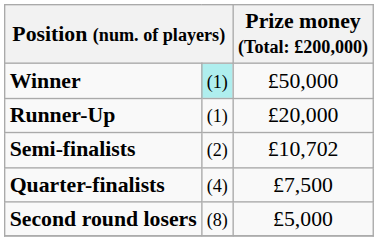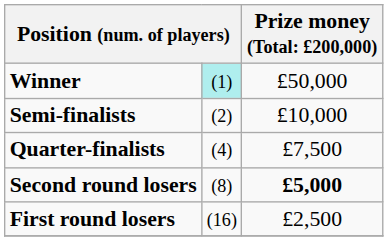- row: (62, 115)
(303, 149) £10,702 -> (312, 115) £10,000
(303, 218) normal -> (312, 184) bold
+ row: (92, 218)
